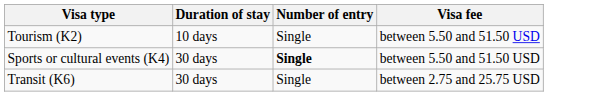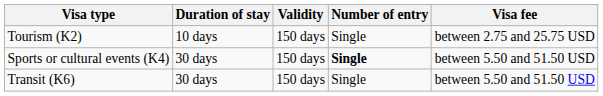+ column: (301, 15)
(460, 36) between 5.50 and 51.50 USD -> (515, 36) between 2.75 and 25.75 USD
(460, 79) between 2.75 and 25.75 USD -> (515, 79) between 5.50 and 51.50 USD
